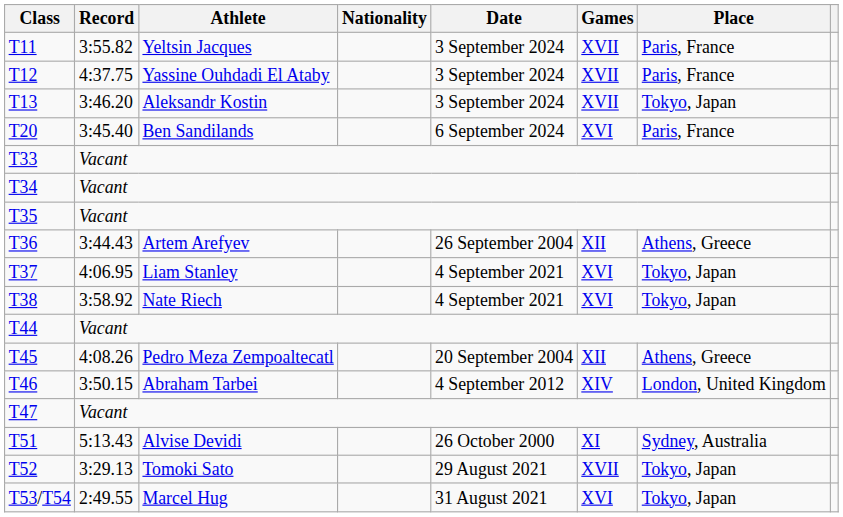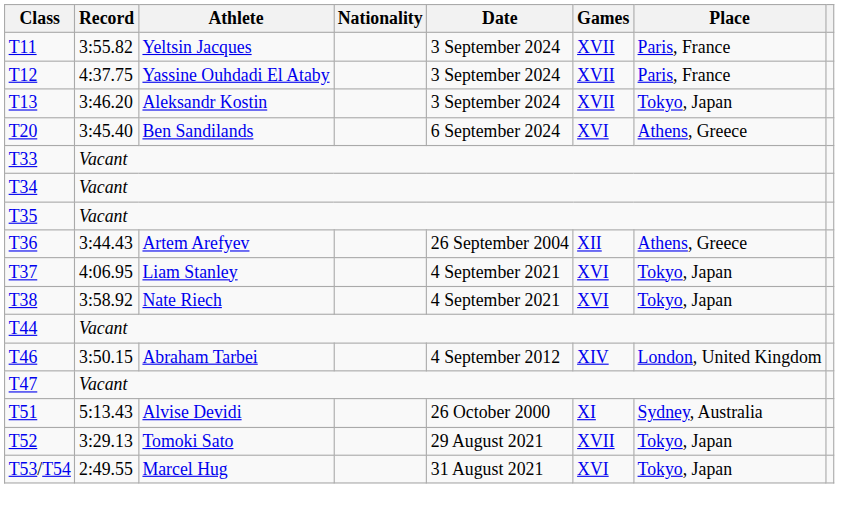(688, 131) Paris, France -> (692, 131) Athens, Greece
- row: (23, 356)
